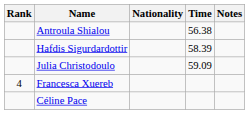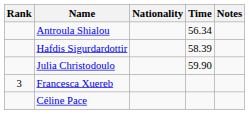(200, 31) 56.38 -> (200, 31) 56.34
(200, 66) 59.09 -> (200, 66) 59.90
(19, 83) 4 -> (19, 83) 3
